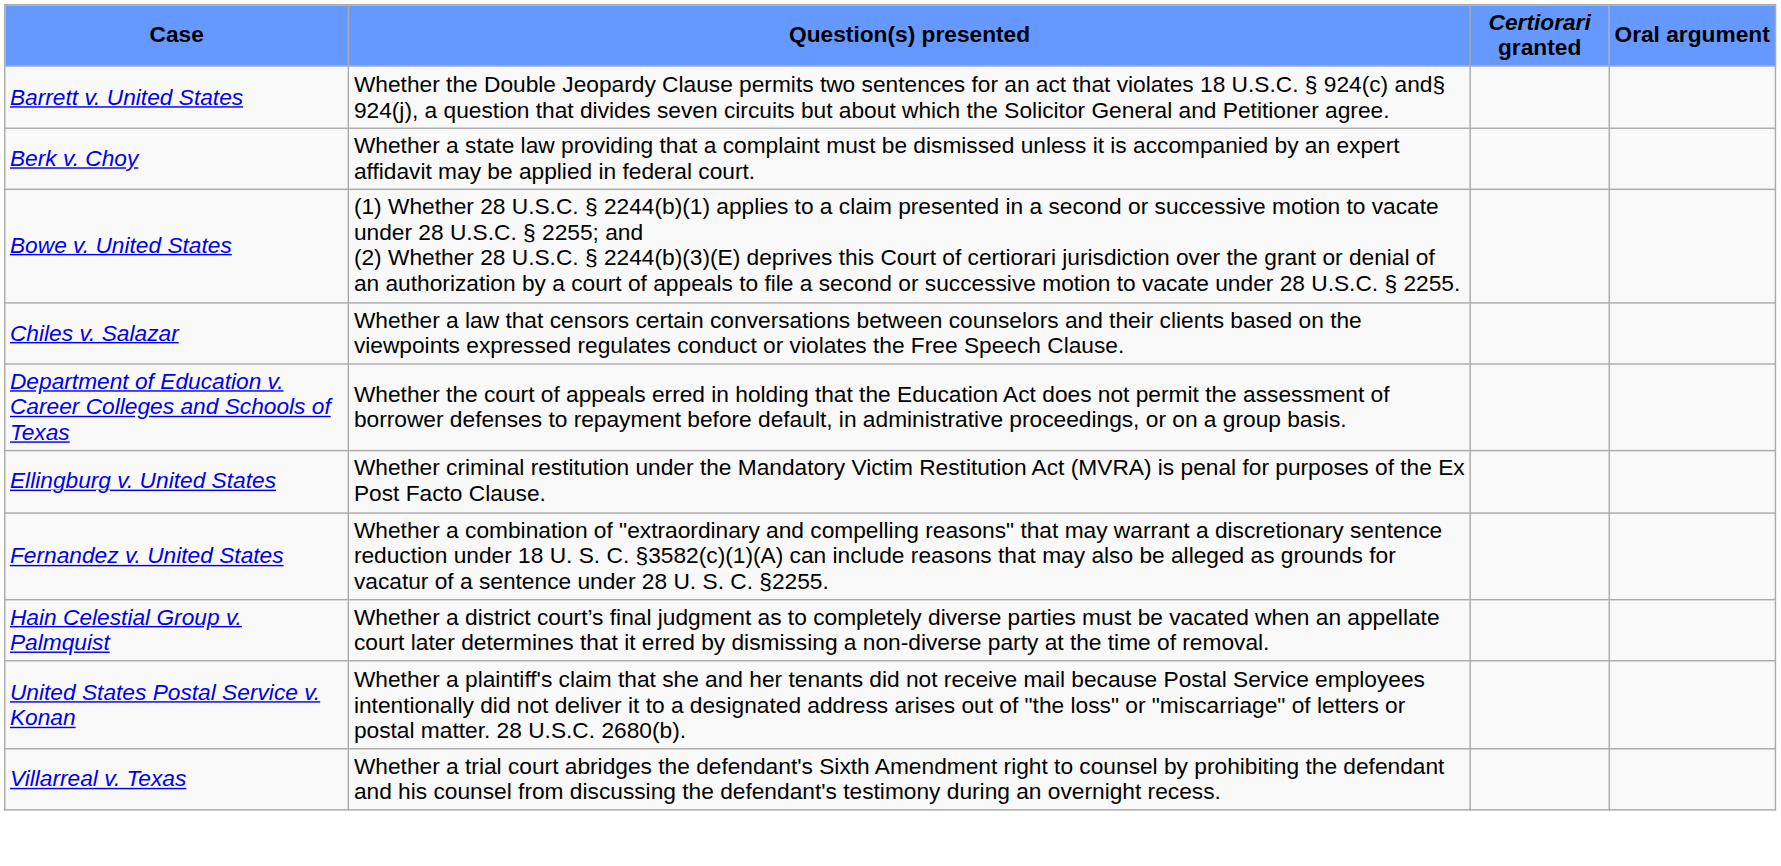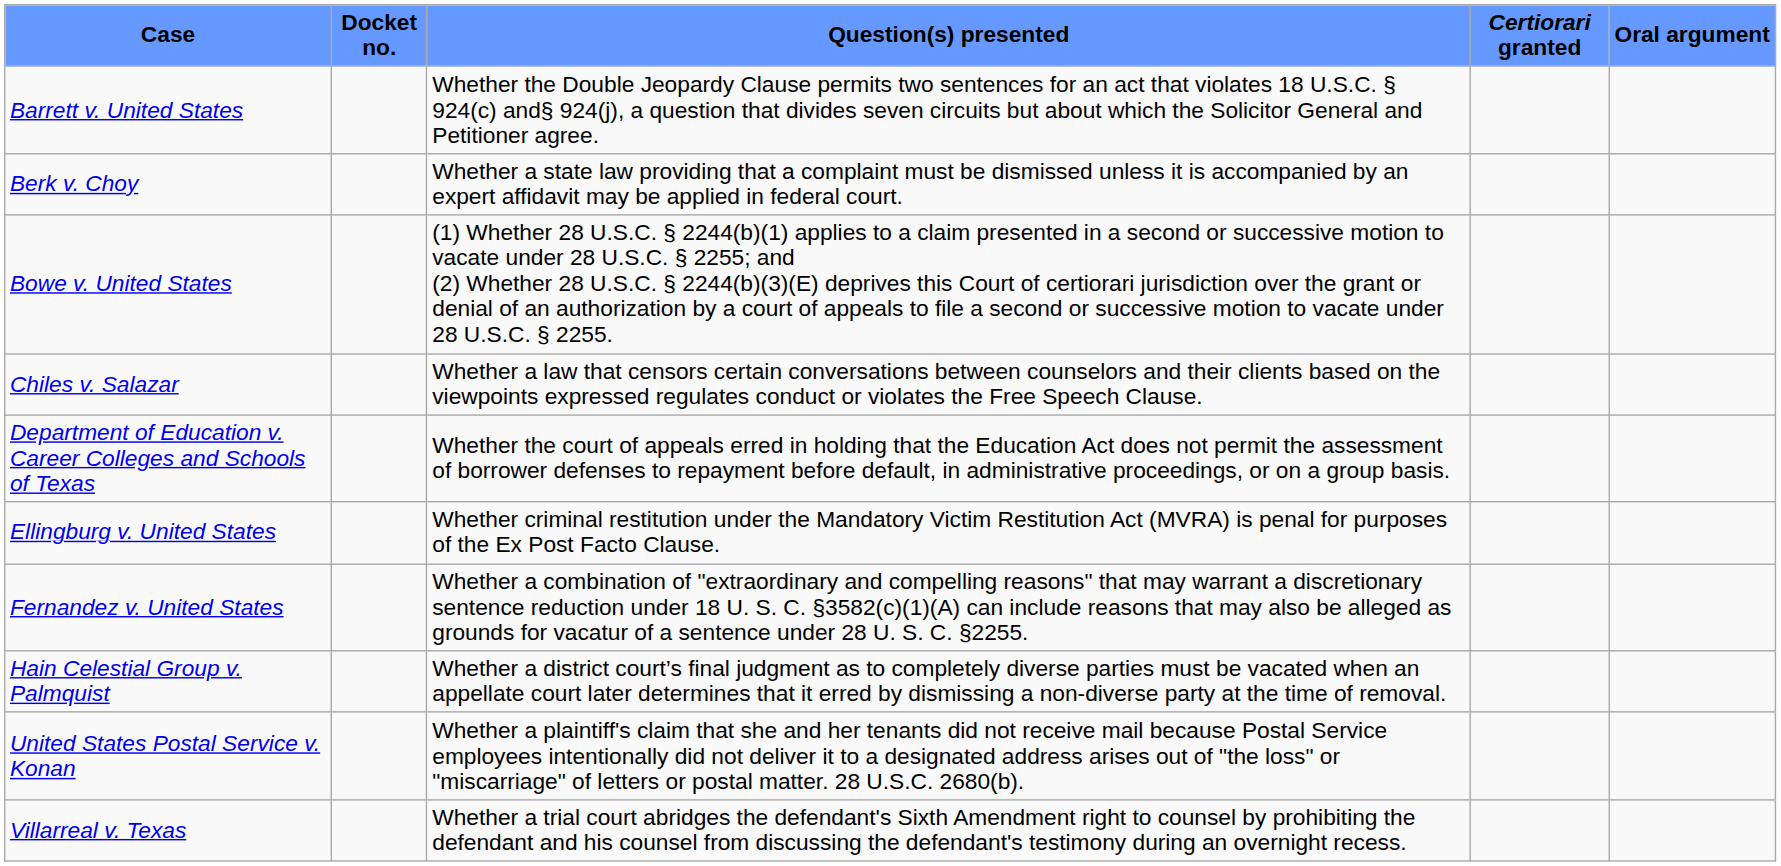+ column: (379, 35)
